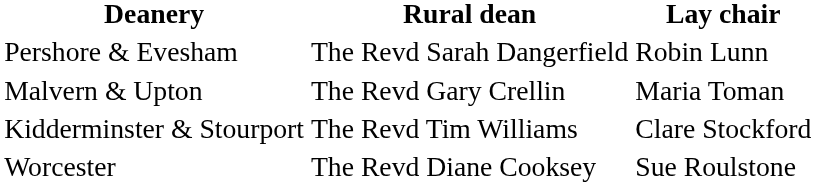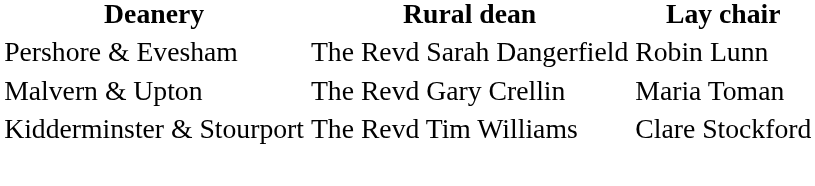- row: (60, 166)
